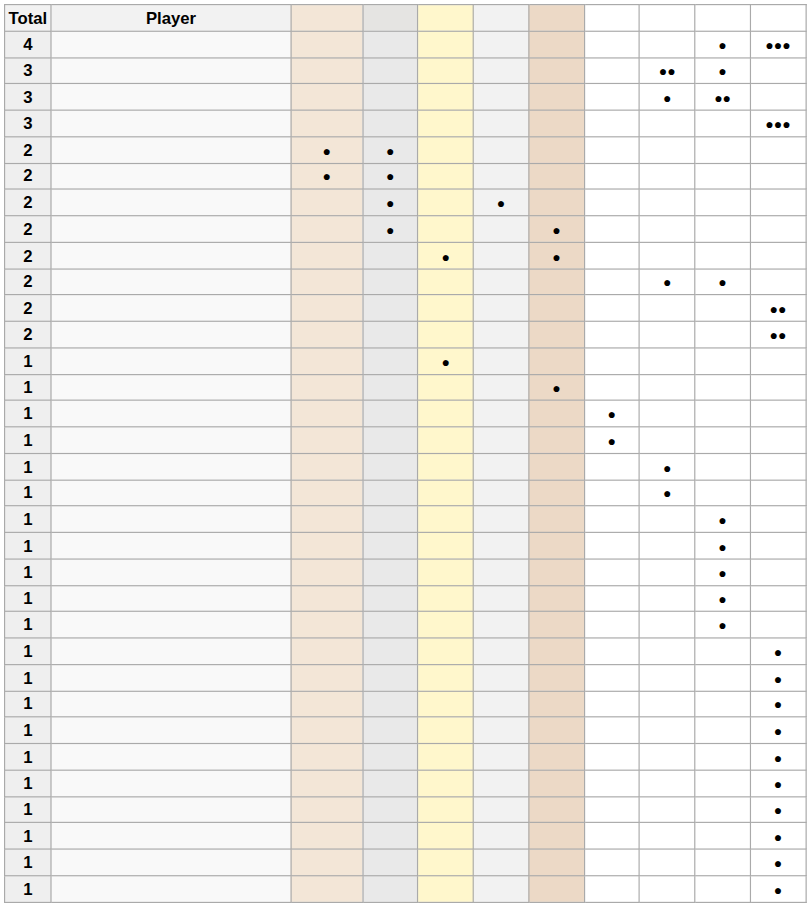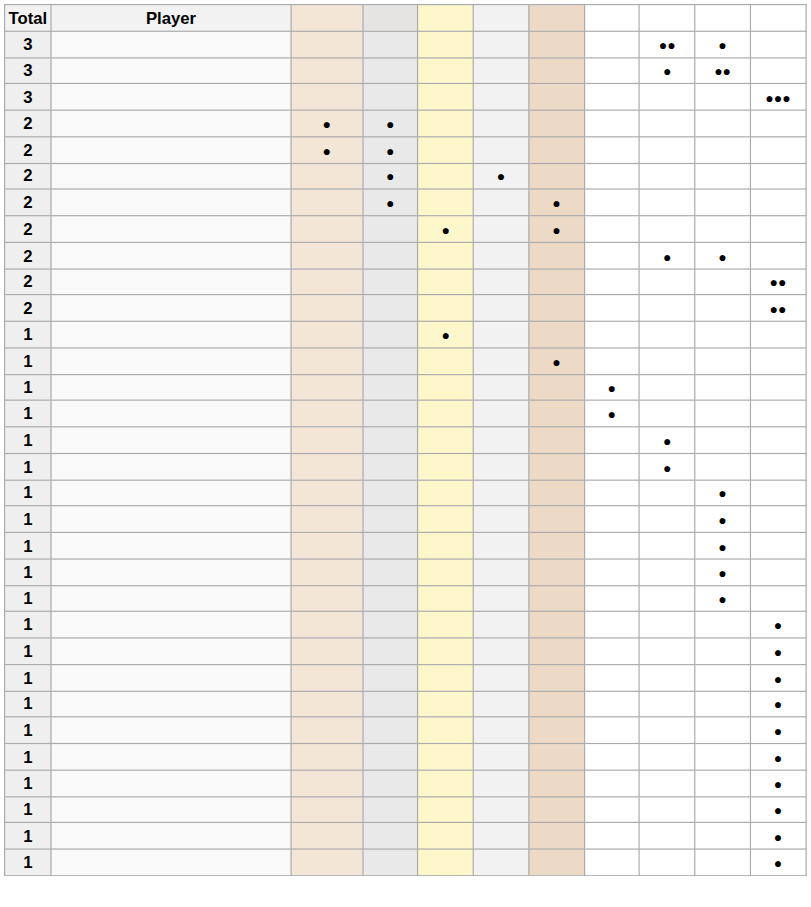- row: (28, 45)
